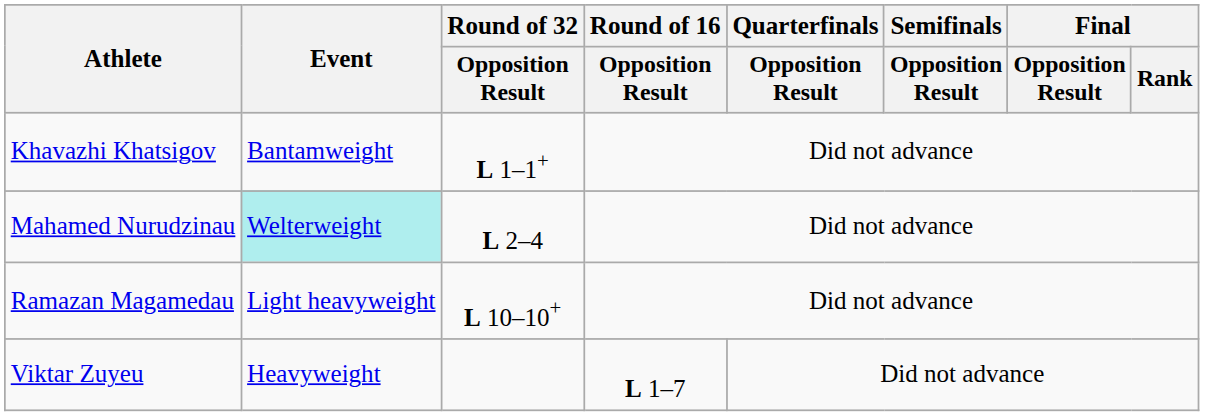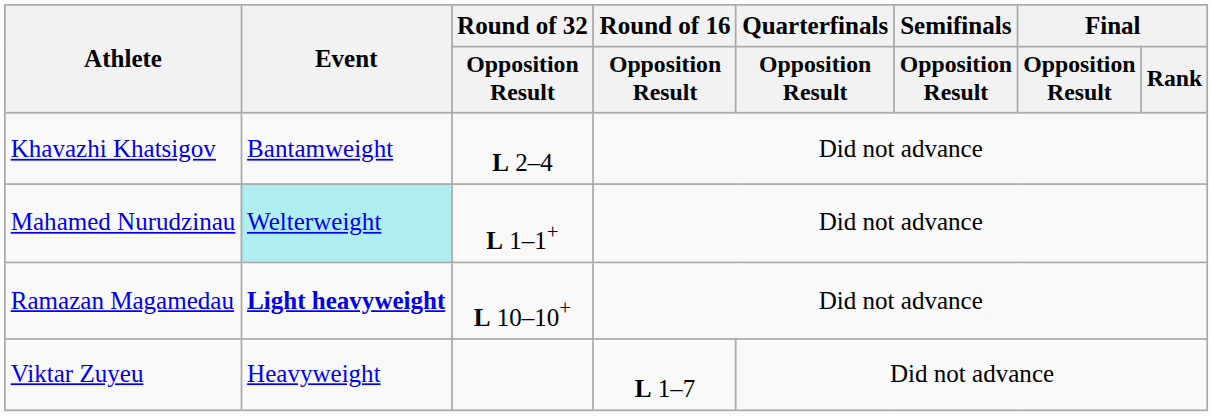(513, 166) L 1–1+ -> (522, 163) L 2–4
(513, 240) L 2–4 -> (522, 237) L 1–1+
(341, 300) normal -> (346, 300) bold
